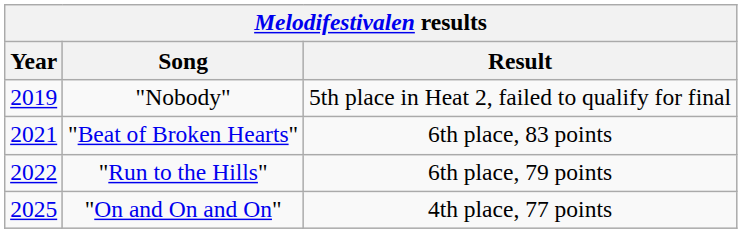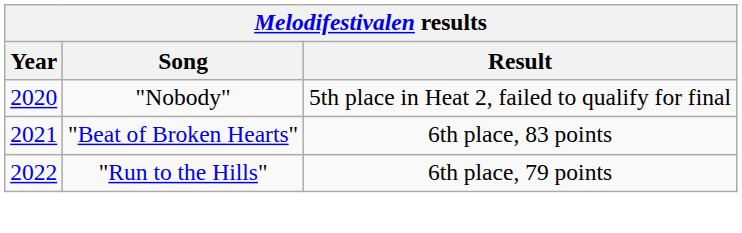(34, 97) 2019 -> (34, 97) 2020
- row: (183, 209)
